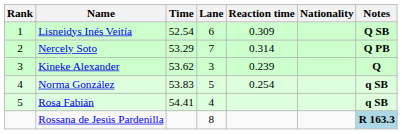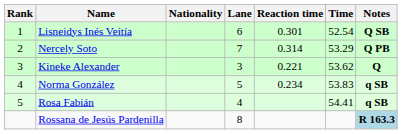columns swapped: (327, 13) <-> (181, 13)
(262, 31) 0.309 -> (290, 31) 0.301
(262, 66) 0.239 -> (290, 66) 0.221
(262, 84) 0.254 -> (290, 84) 0.234
